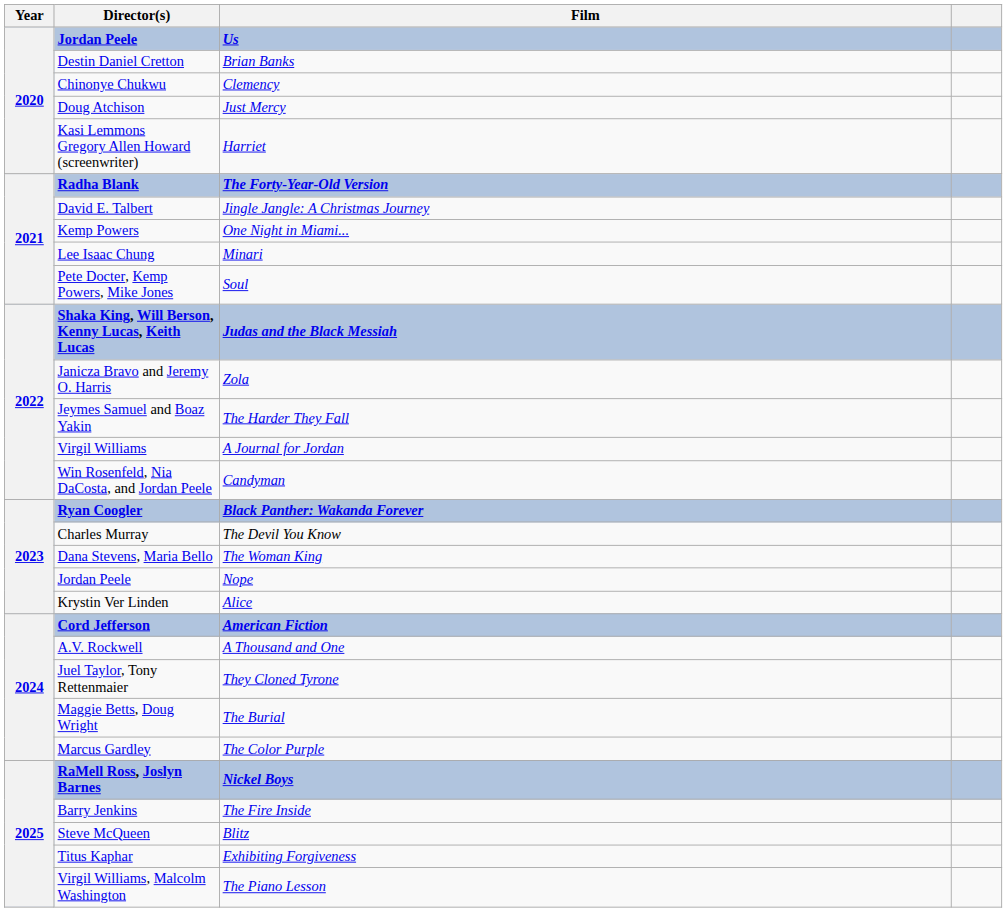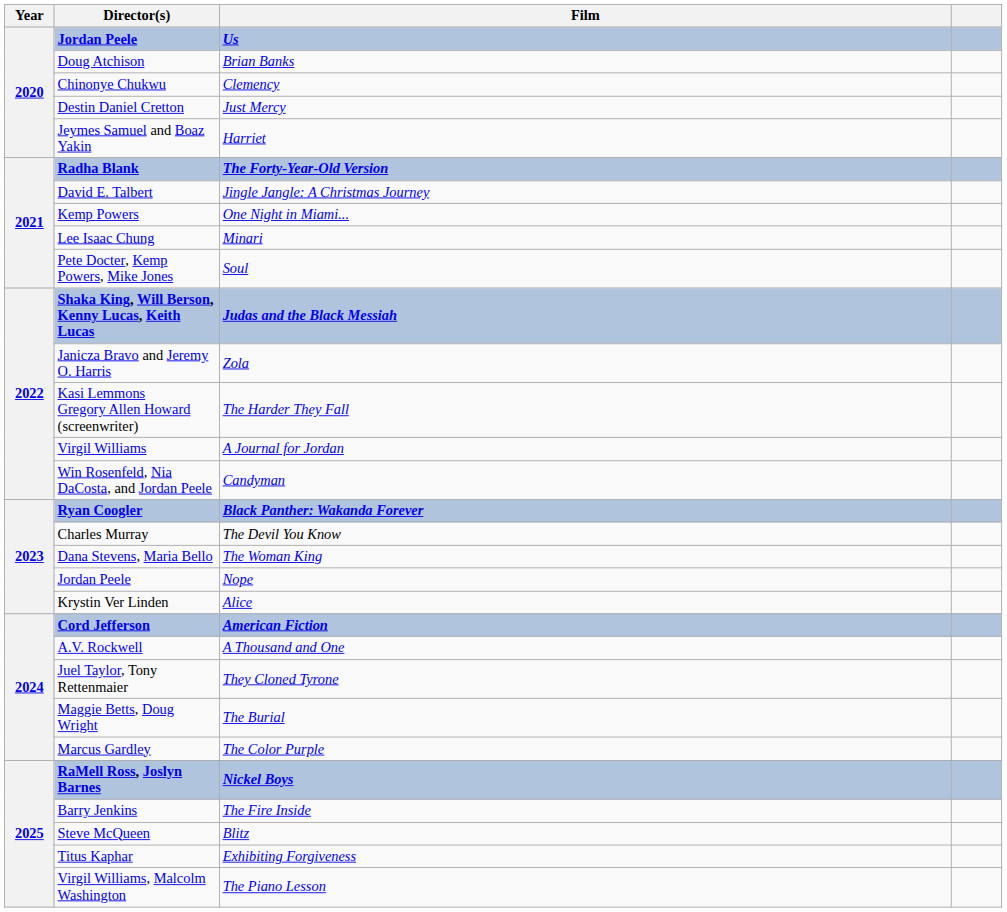(121, 61) Destin Daniel Cretton -> (101, 61) Doug Atchison
(101, 107) Doug Atchison -> (121, 107) Destin Daniel Cretton
(124, 146) Kasi Lemmons Gregory Allen Howard (screenwriter) -> (131, 138) Jeymes Samuel and Boaz Yakin
(131, 418) Jeymes Samuel and Boaz Yakin -> (124, 410) Kasi Lemmons Gregory Allen Howard (screenwriter)
